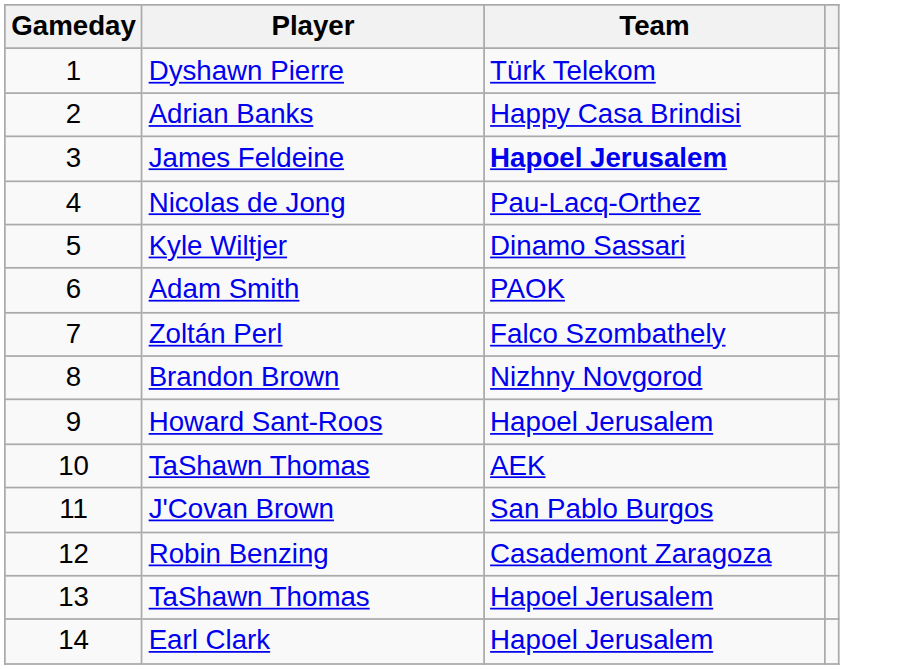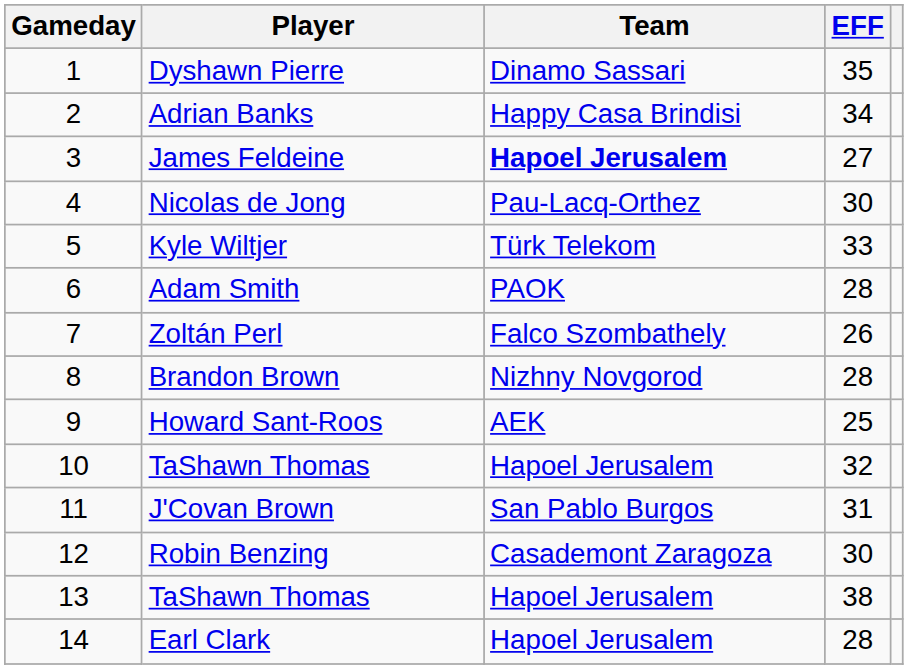+ column: (858, 26)
(573, 70) Türk Telekom -> (588, 70) Dinamo Sassari
(588, 245) Dinamo Sassari -> (573, 245) Türk Telekom
(602, 421) Hapoel Jerusalem -> (518, 421) AEK
(518, 465) AEK -> (602, 465) Hapoel Jerusalem
